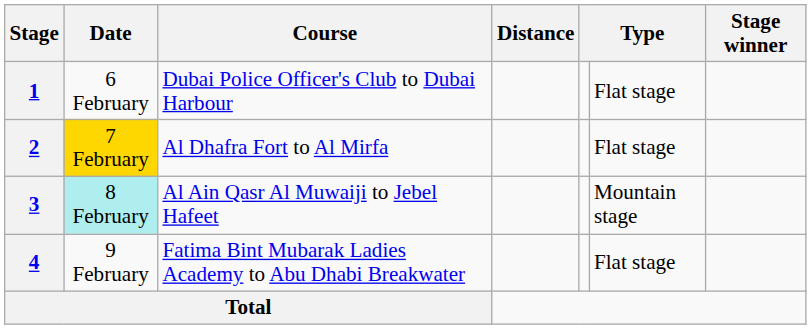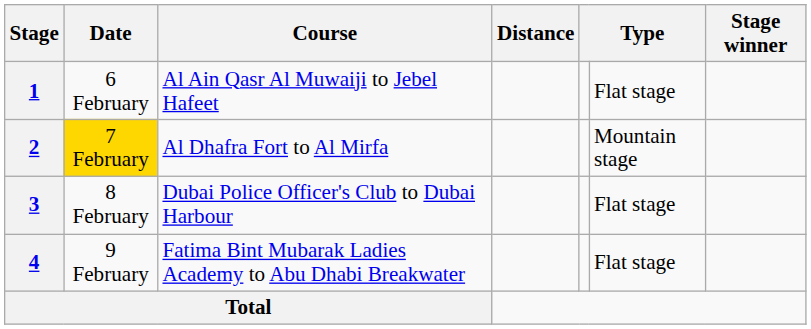(319, 90) Dubai Police Officer's Club to Dubai Harbour -> (300, 90) Al Ain Qasr Al Muwaiji to Jebel Hafeet
(635, 147) Flat stage -> (635, 147) Mountain stage
(111, 204) paleturquoise background -> (111, 204) no background
(300, 204) Al Ain Qasr Al Muwaiji to Jebel Hafeet -> (319, 204) Dubai Police Officer's Club to Dubai Harbour
(635, 204) Mountain stage -> (635, 204) Flat stage
